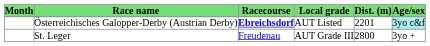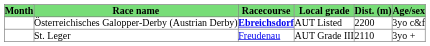(365, 23) 2201 -> (365, 23) 2200
(409, 23) paleturquoise background -> (409, 23) no background
(365, 35) 2800 -> (364, 35) 2110
